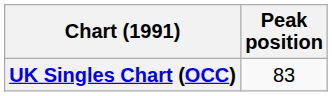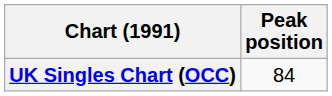(284, 74) 83 -> (284, 74) 84
